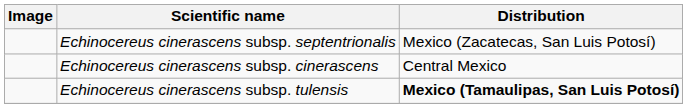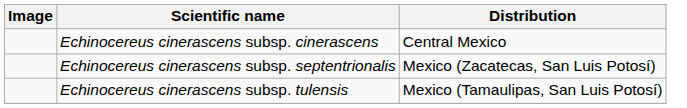rows swapped: (219, 66) <-> (228, 41)
(541, 90) bold -> (533, 90) normal
